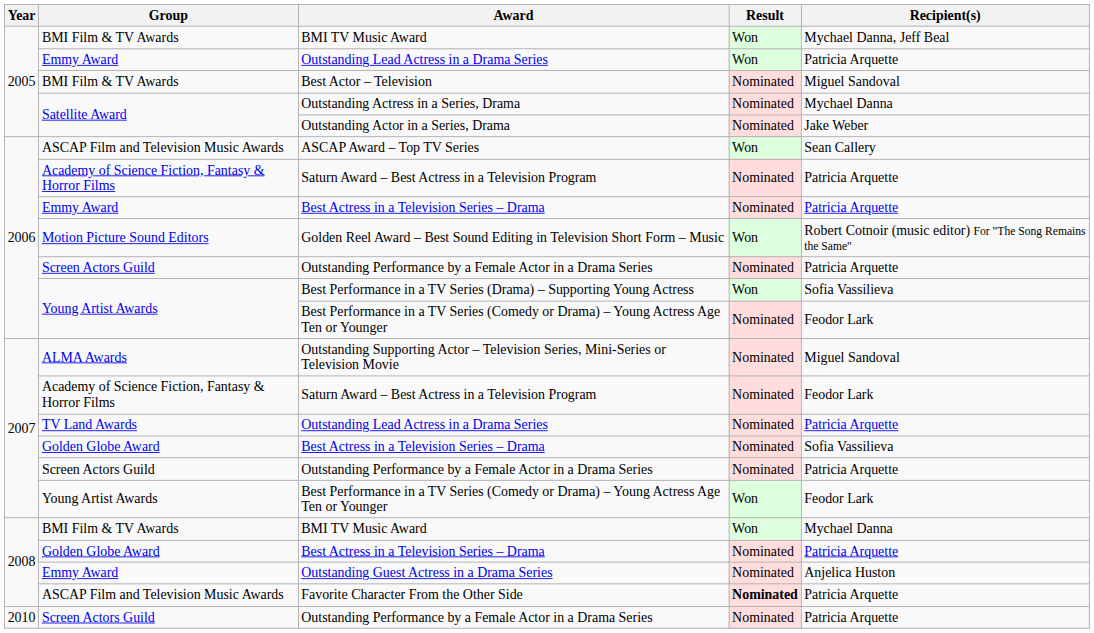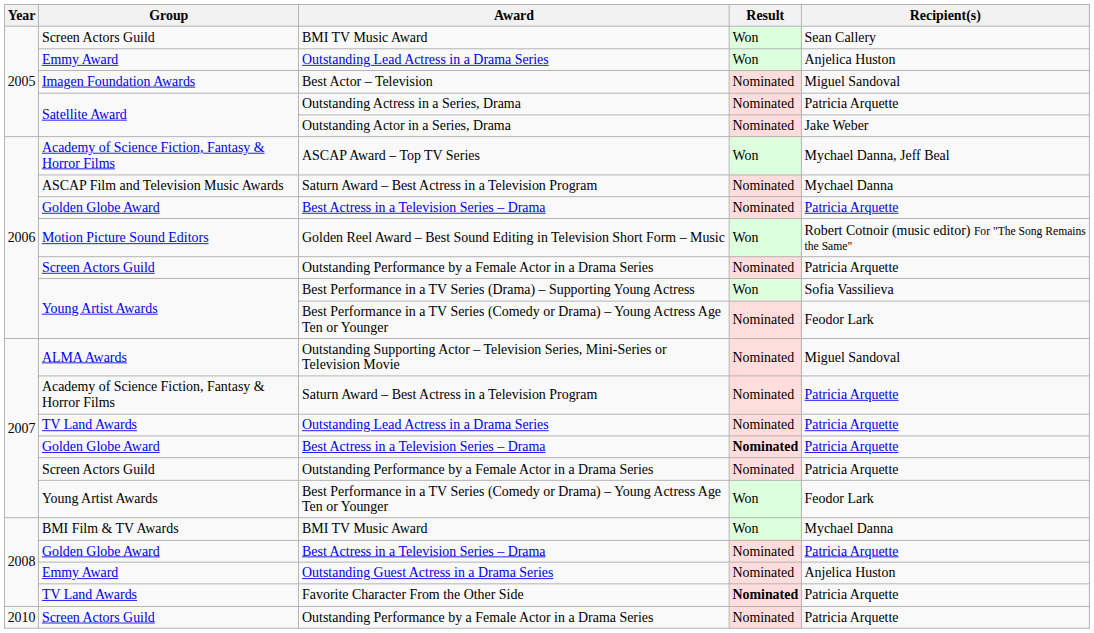(110, 37) BMI Film & TV Awards -> (98, 37) Screen Actors Guild
(877, 37) Mychael Danna, Jeff Beal -> (840, 37) Sean Callery
(851, 59) Patricia Arquette -> (850, 59) Anjelica Huston
(110, 81) BMI Film & TV Awards -> (119, 81) Imagen Foundation Awards
(849, 103) Mychael Danna -> (852, 103) Patricia Arquette
(163, 147) ASCAP Film and Television Music Awards -> (153, 155) Academy of Science Fiction, Fantasy & Horror Films
(840, 147) Sean Callery -> (877, 155) Mychael Danna, Jeff Beal
(153, 177) Academy of Science Fiction, Fantasy & Horror Films -> (163, 185) ASCAP Film and Television Music Awards
(851, 177) Patricia Arquette -> (849, 185) Mychael Danna
(80, 207) Emmy Award -> (101, 207) Golden Globe Award
(839, 395) Feodor Lark -> (852, 395) Patricia Arquette
(763, 447) normal -> (765, 447) bold
(849, 447) Sofia Vassilieva -> (852, 447) Patricia Arquette
(163, 595) ASCAP Film and Television Music Awards -> (89, 595) TV Land Awards
